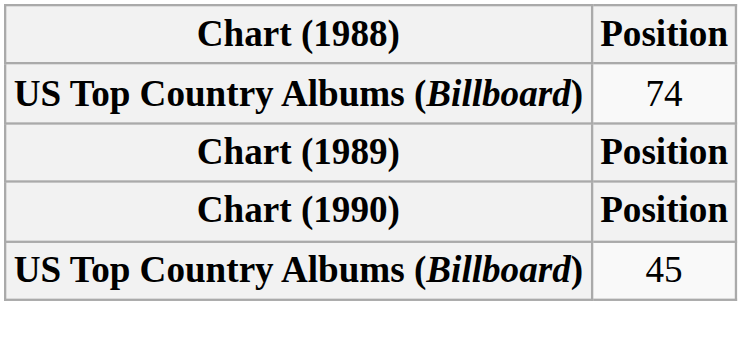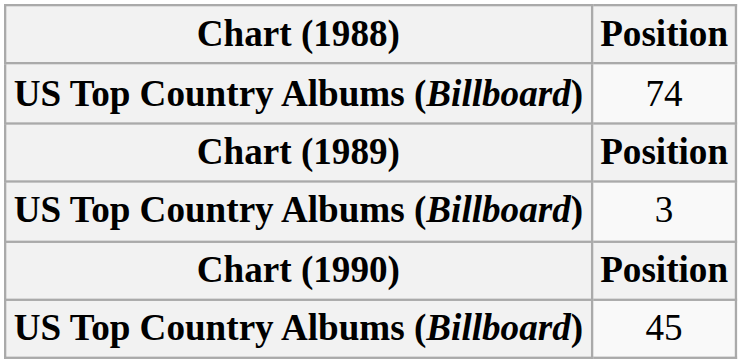+ row: (664, 210)
